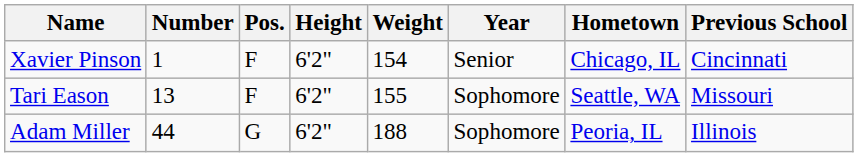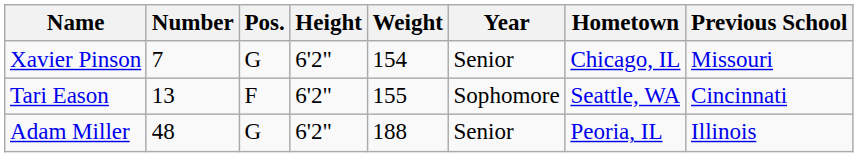(158, 59) 1 -> (158, 59) 7
(251, 59) F -> (253, 59) G
(739, 59) Cincinnati -> (732, 59) Missouri
(732, 95) Missouri -> (739, 95) Cincinnati
(163, 132) 44 -> (163, 132) 48
(507, 132) Sophomore -> (484, 132) Senior
